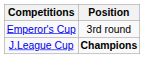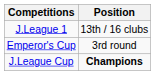+ row: (41, 29)
